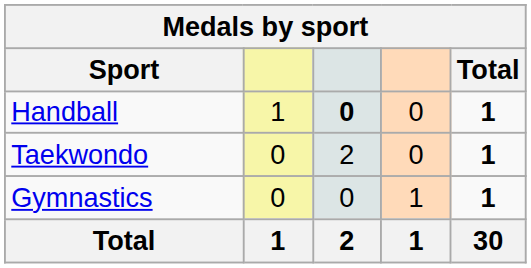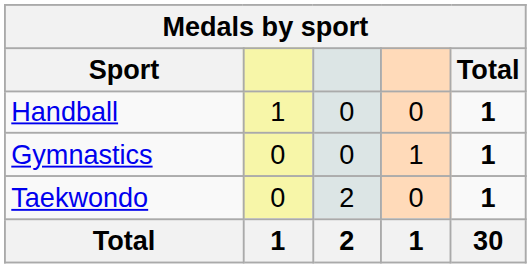(347, 112) bold -> (347, 112) normal
rows swapped: (80, 155) <-> (82, 198)
